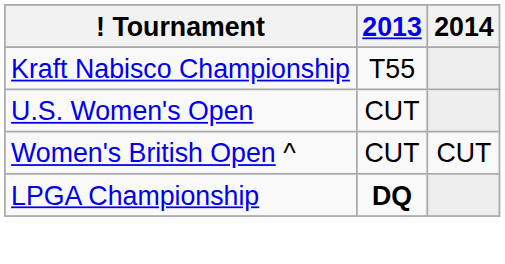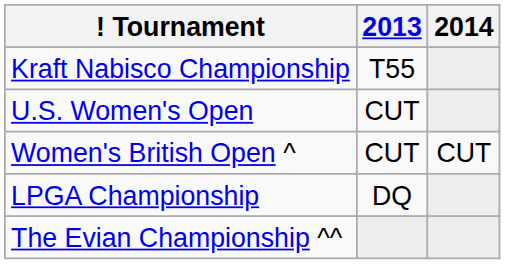(392, 196) bold -> (392, 196) normal
+ row: (177, 238)
